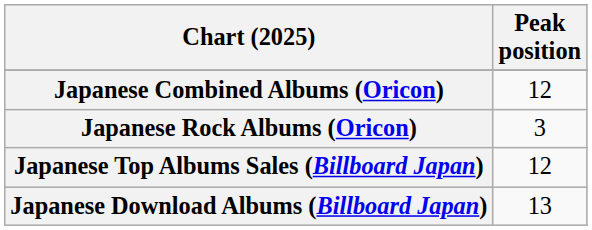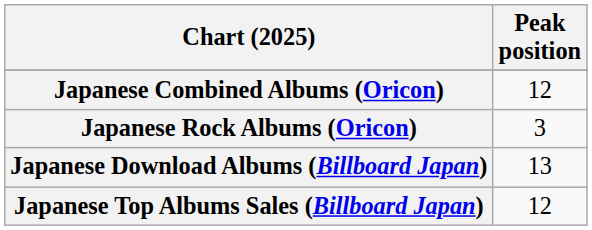rows swapped: (249, 205) <-> (249, 166)
